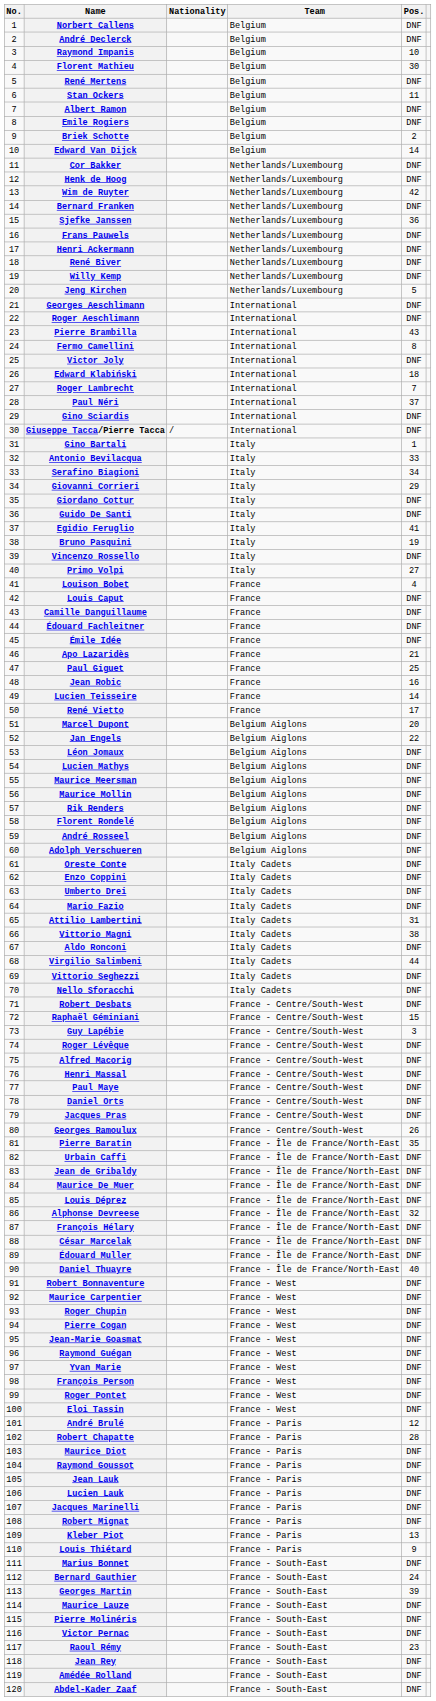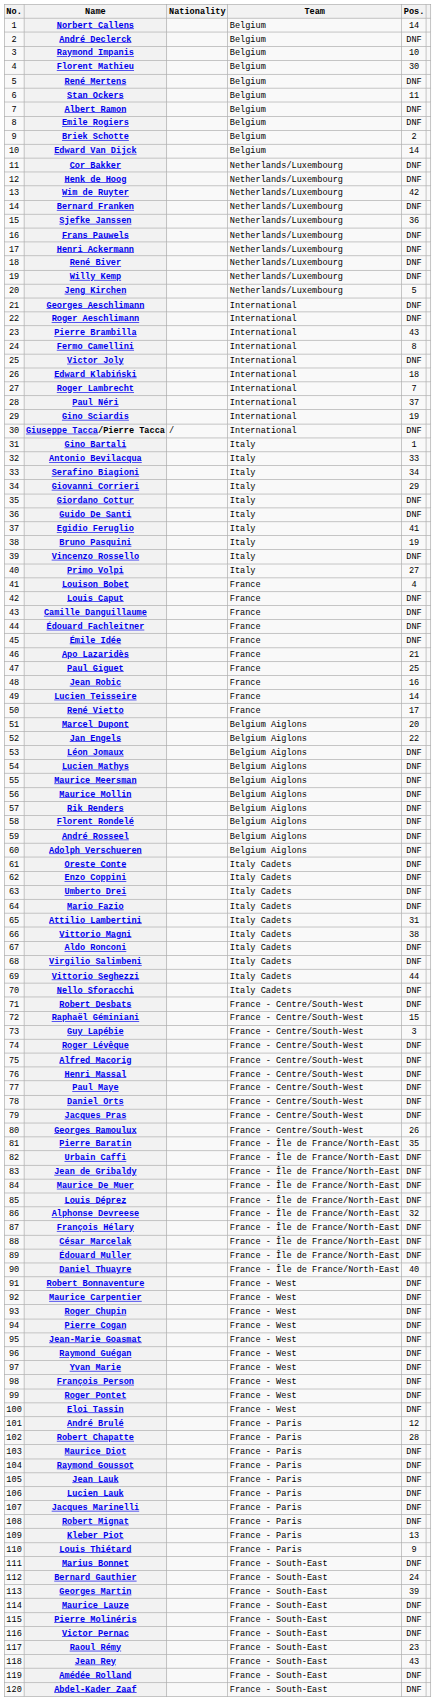(414, 25) DNF -> (414, 25) 14
(414, 417) DNF -> (414, 417) 19
(414, 962) 44 -> (414, 962) DNF
(414, 976) DNF -> (414, 976) 44
(414, 1661) DNF -> (414, 1661) 43
